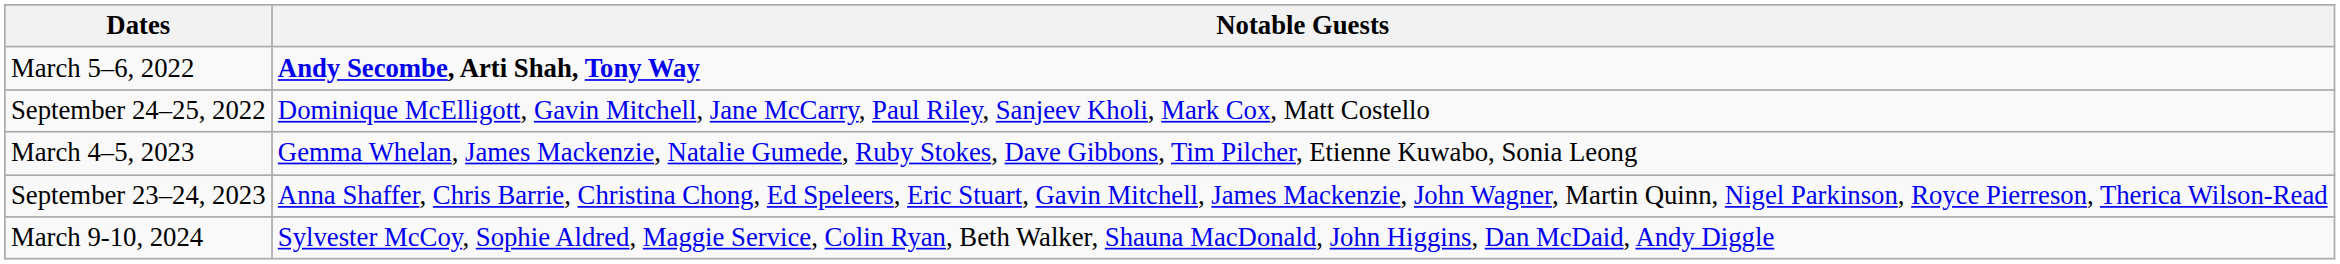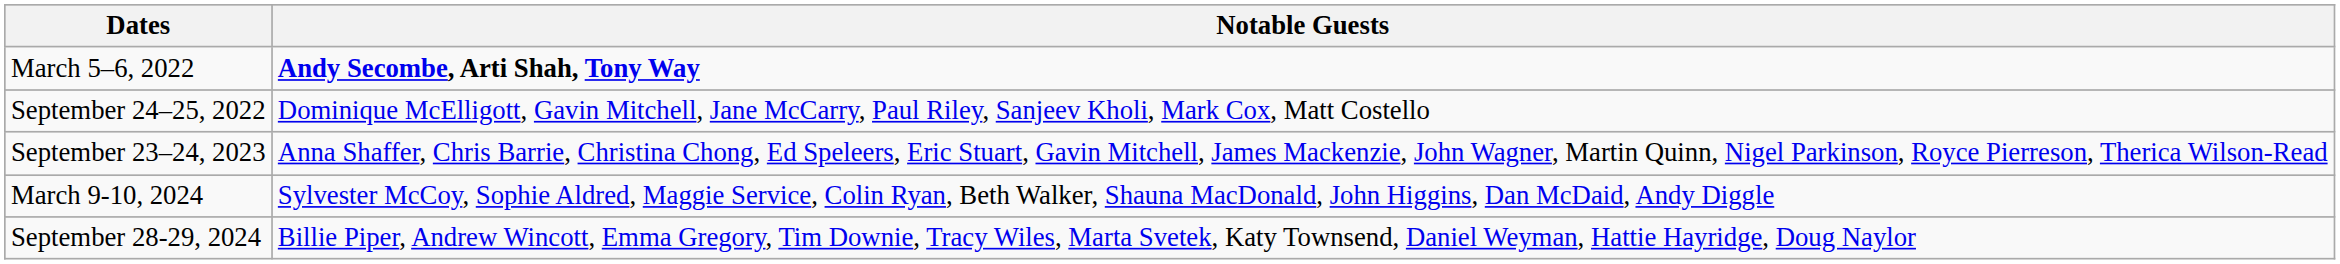- row: (103, 152)
+ row: (136, 237)
